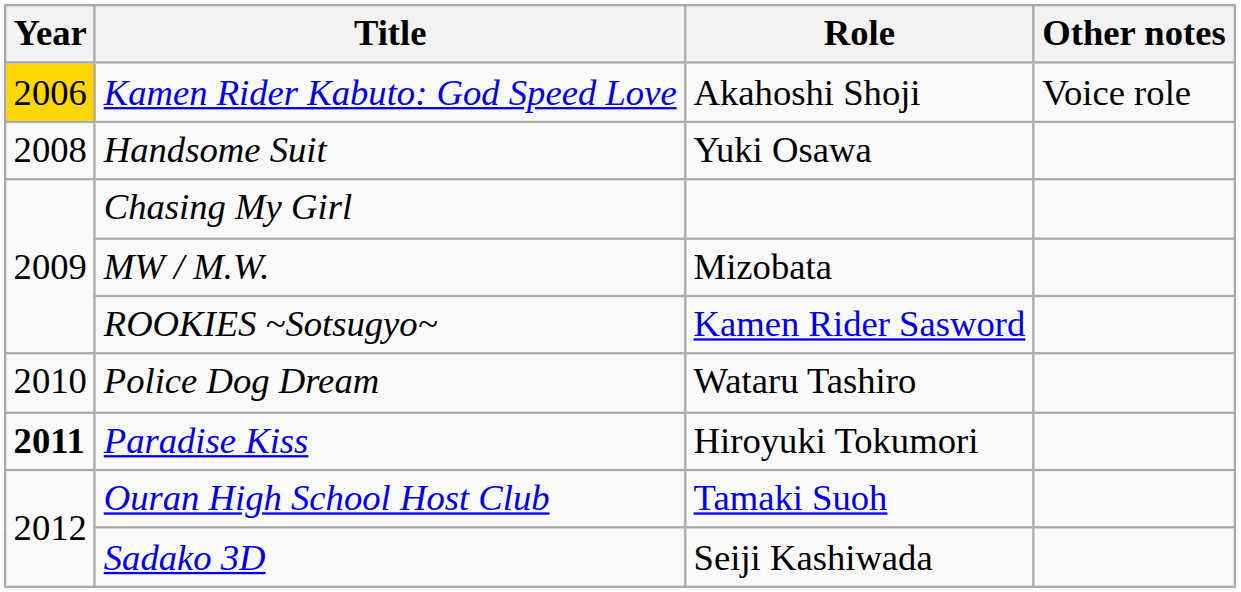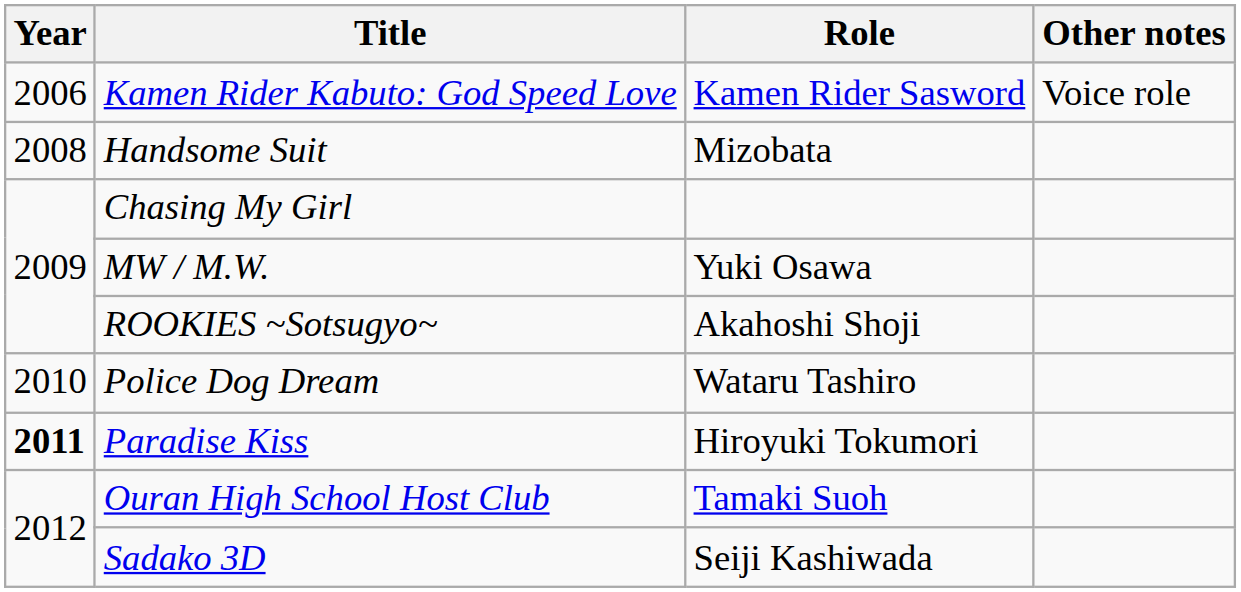(50, 91) gold background -> (50, 91) no background
(807, 91) Akahoshi Shoji -> (859, 91) Kamen Rider Sasword
(783, 149) Yuki Osawa -> (763, 149) Mizobata
(763, 265) Mizobata -> (783, 265) Yuki Osawa
(859, 324) Kamen Rider Sasword -> (807, 324) Akahoshi Shoji
